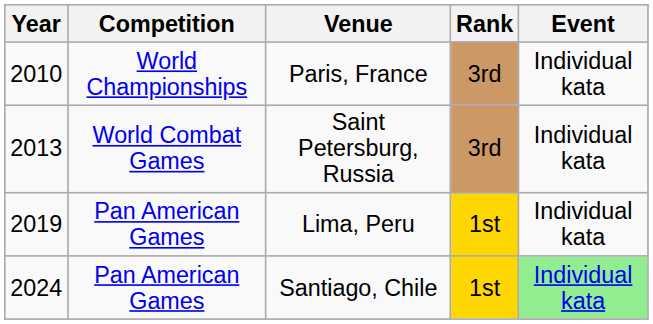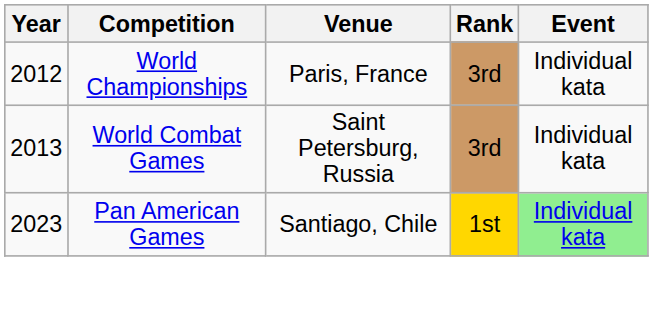(36, 73) 2010 -> (36, 73) 2012
- row: (358, 225)
(36, 288) 2024 -> (36, 225) 2023
